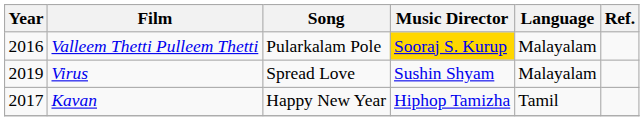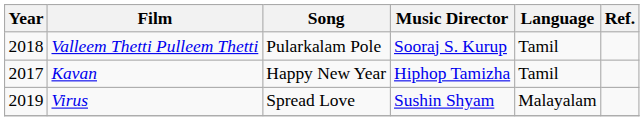(26, 45) 2016 -> (26, 45) 2018
(450, 45) gold background -> (450, 45) no background
(557, 45) Malayalam -> (538, 45) Tamil
rows swapped: (74, 101) <-> (70, 73)
